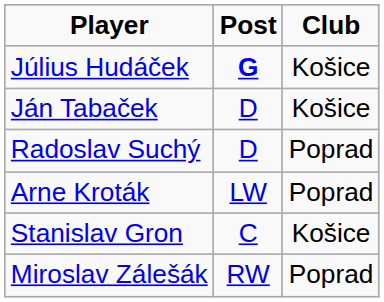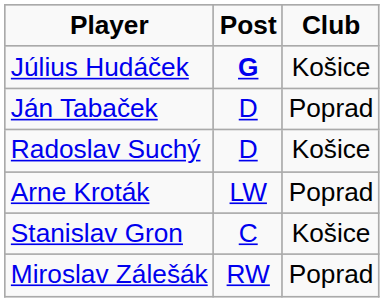(331, 108) Košice -> (331, 108) Poprad
(331, 150) Poprad -> (331, 150) Košice
